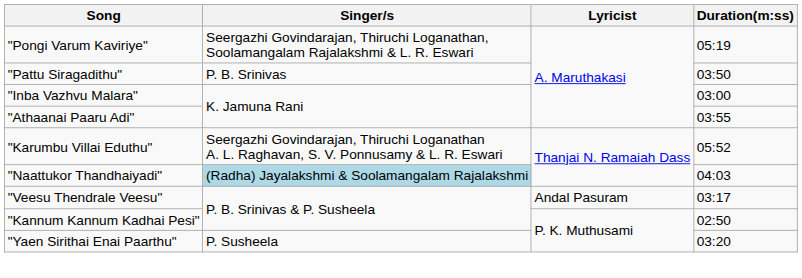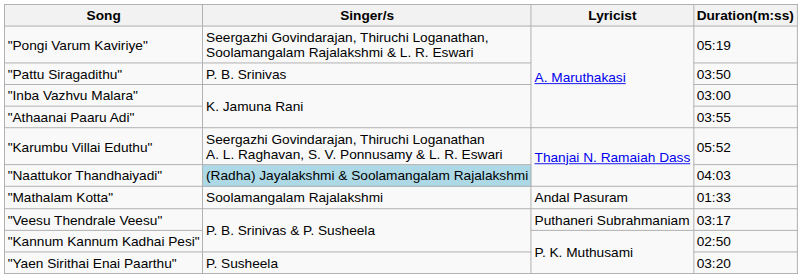+ row: (60, 198)
(581, 198) Andal Pasuram -> (612, 219) Puthaneri Subrahmaniam
